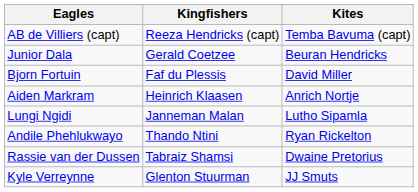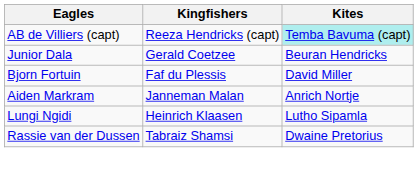(348, 34) no background -> (348, 34) paleturquoise background
(194, 95) Heinrich Klaasen -> (195, 95) Janneman Malan
(195, 116) Janneman Malan -> (194, 116) Heinrich Klaasen
- row: (65, 136)
- row: (51, 177)
